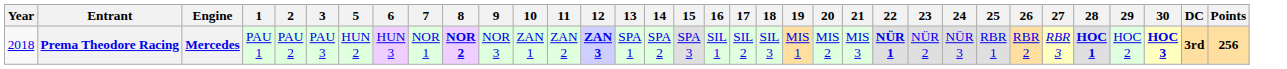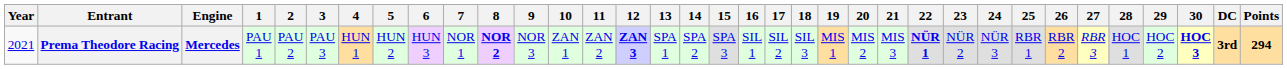+ column: (356, 15)
(21, 44) 2018 -> (21, 44) 2021
(1092, 44) bold -> (1126, 44) normal
(1228, 44) 256 -> (1261, 44) 294
